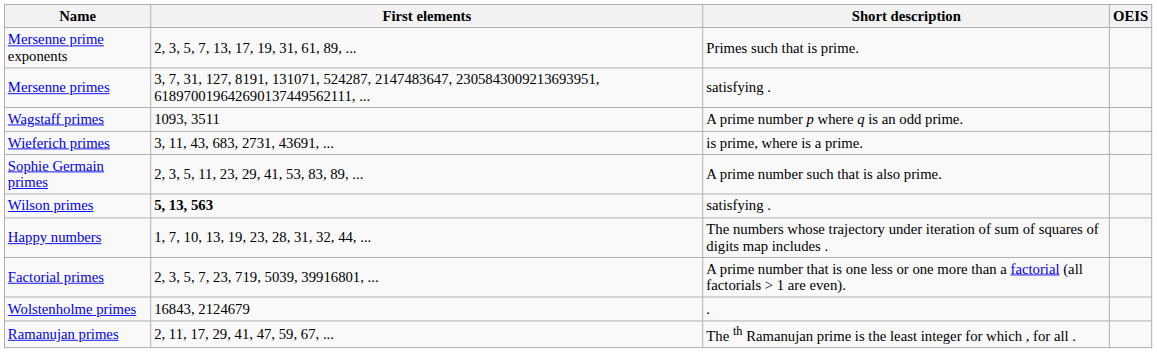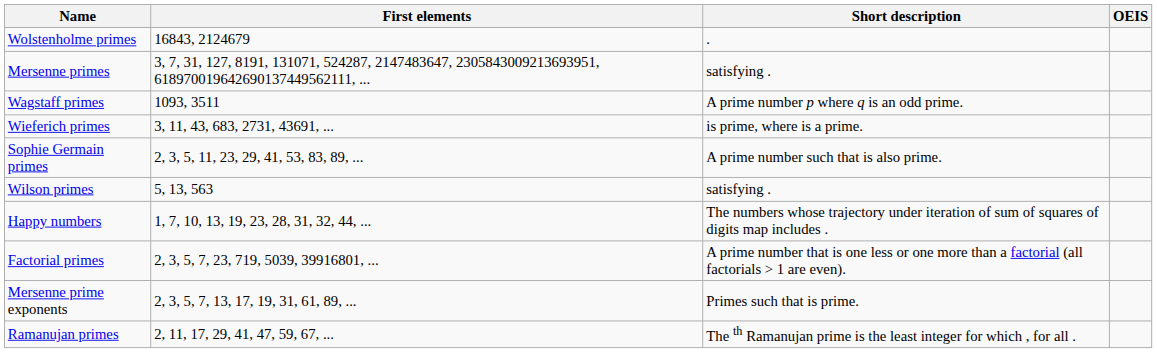rows swapped: (56, 47) <-> (72, 309)
(184, 205) bold -> (184, 189) normal
